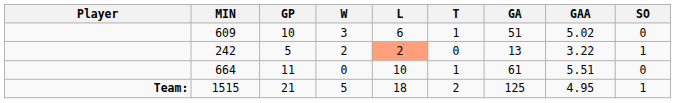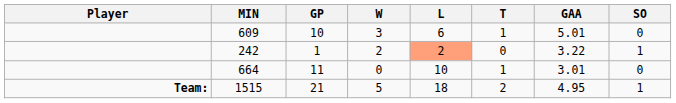- column: (515, 14)
(580, 32) 5.02 -> (571, 32) 5.01
(288, 51) 5 -> (317, 51) 1
(580, 70) 5.51 -> (571, 70) 3.01
